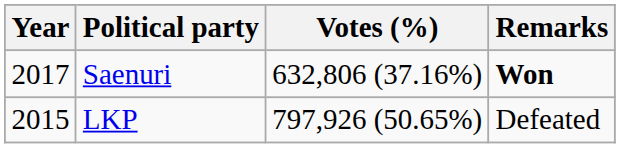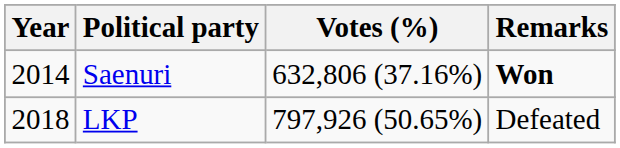(41, 73) 2017 -> (41, 73) 2014
(41, 119) 2015 -> (41, 119) 2018
